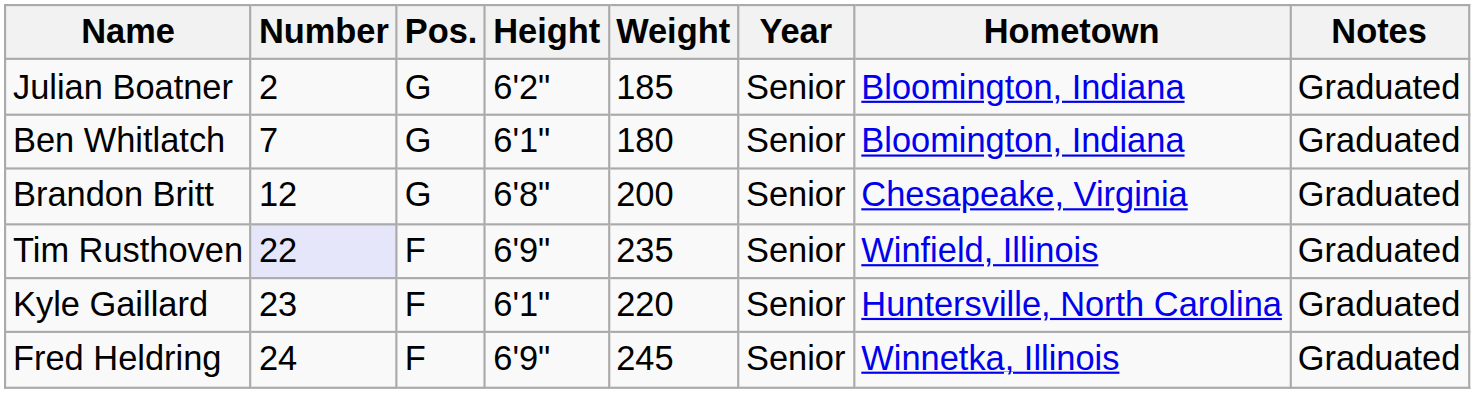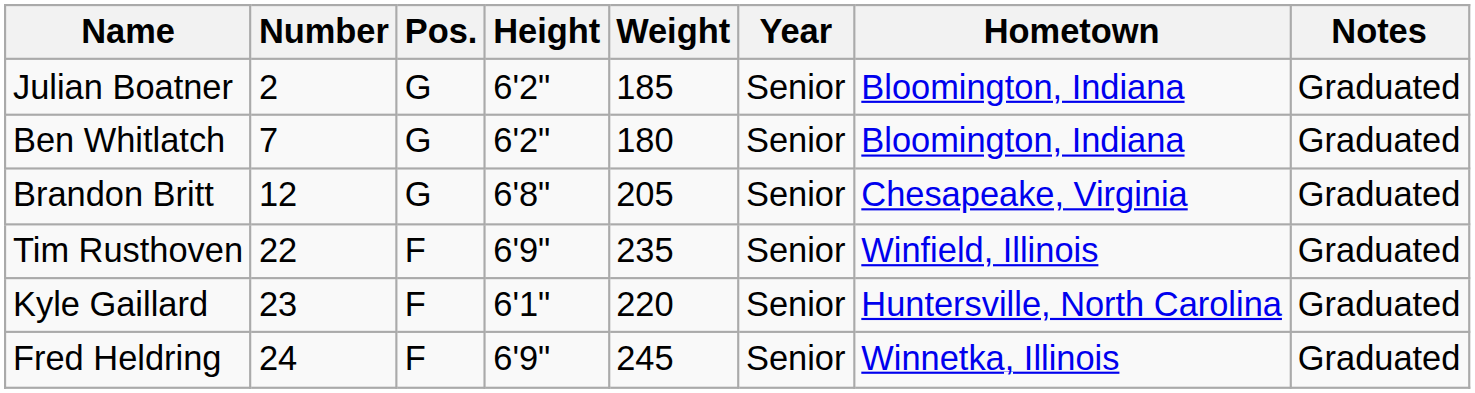(522, 140) 6'1" -> (522, 140) 6'2"
(645, 195) 200 -> (645, 195) 205
(278, 250) lavender background -> (278, 250) no background
